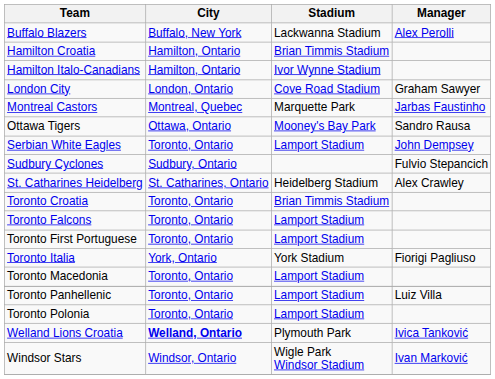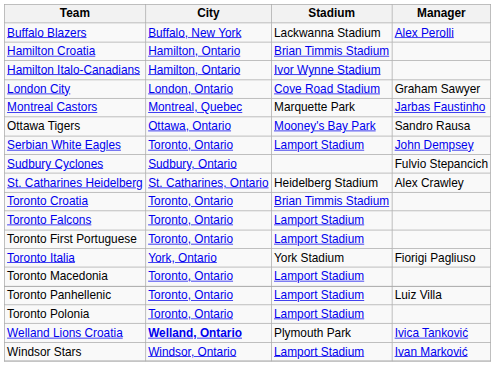(319, 358) Wigle Park Windsor Stadium -> (319, 351) Lamport Stadium
